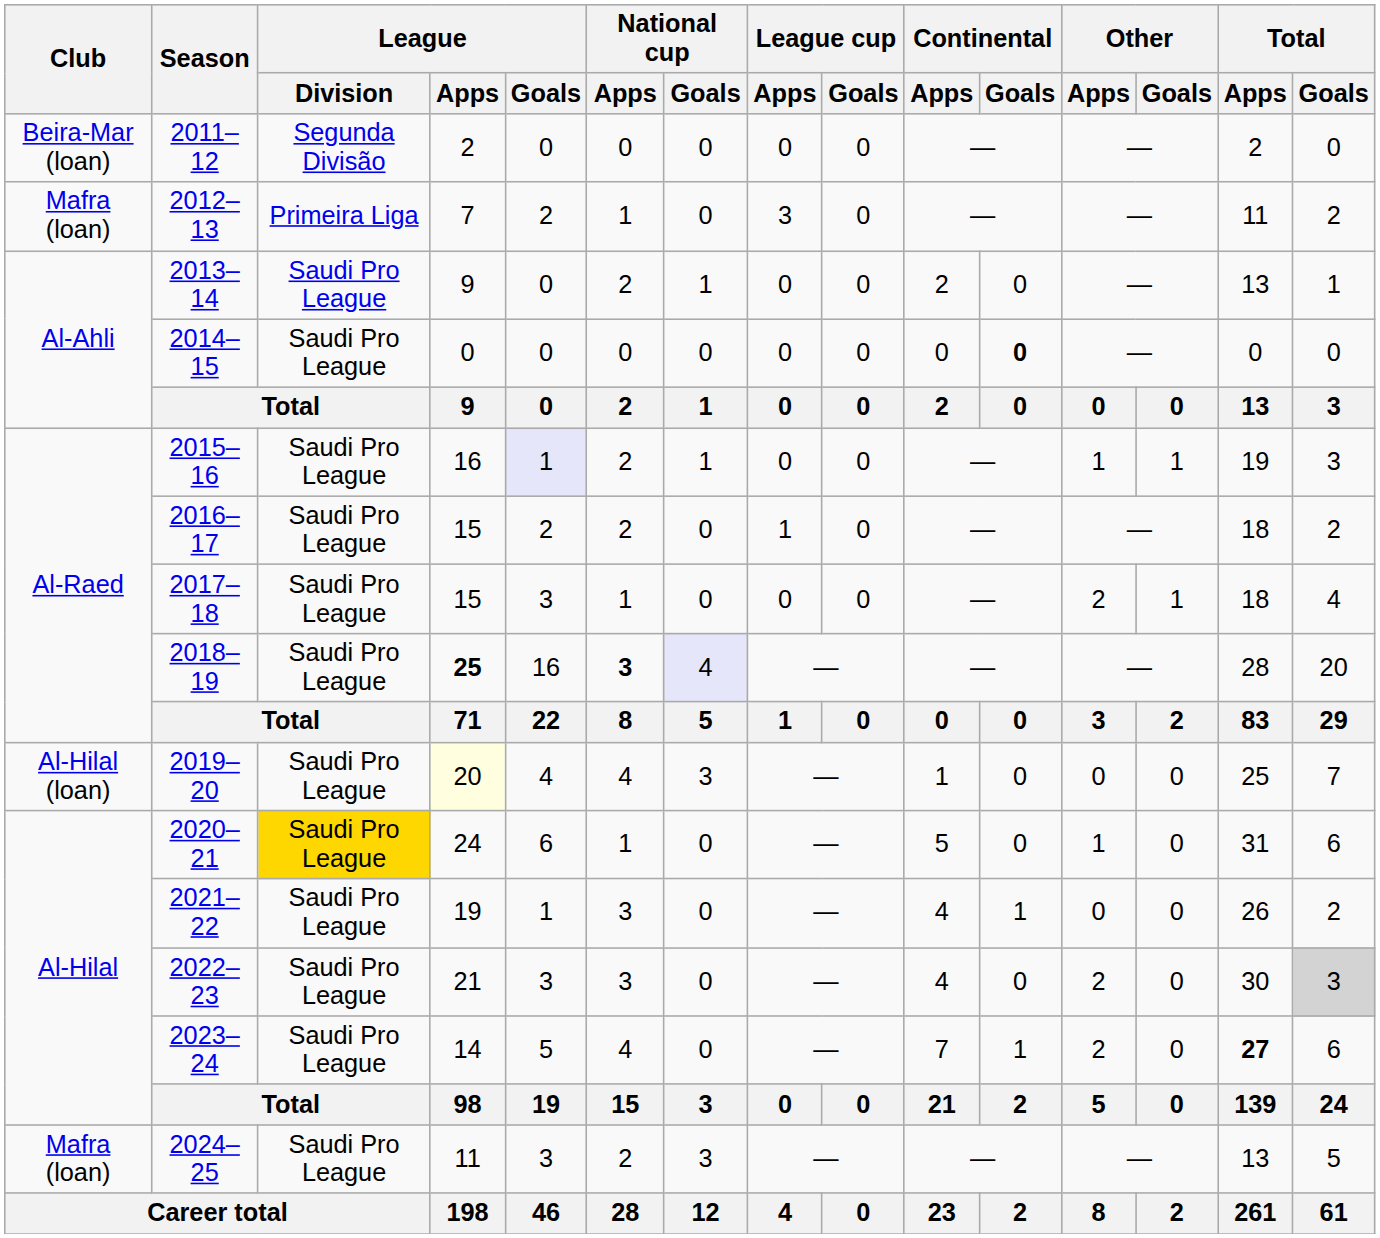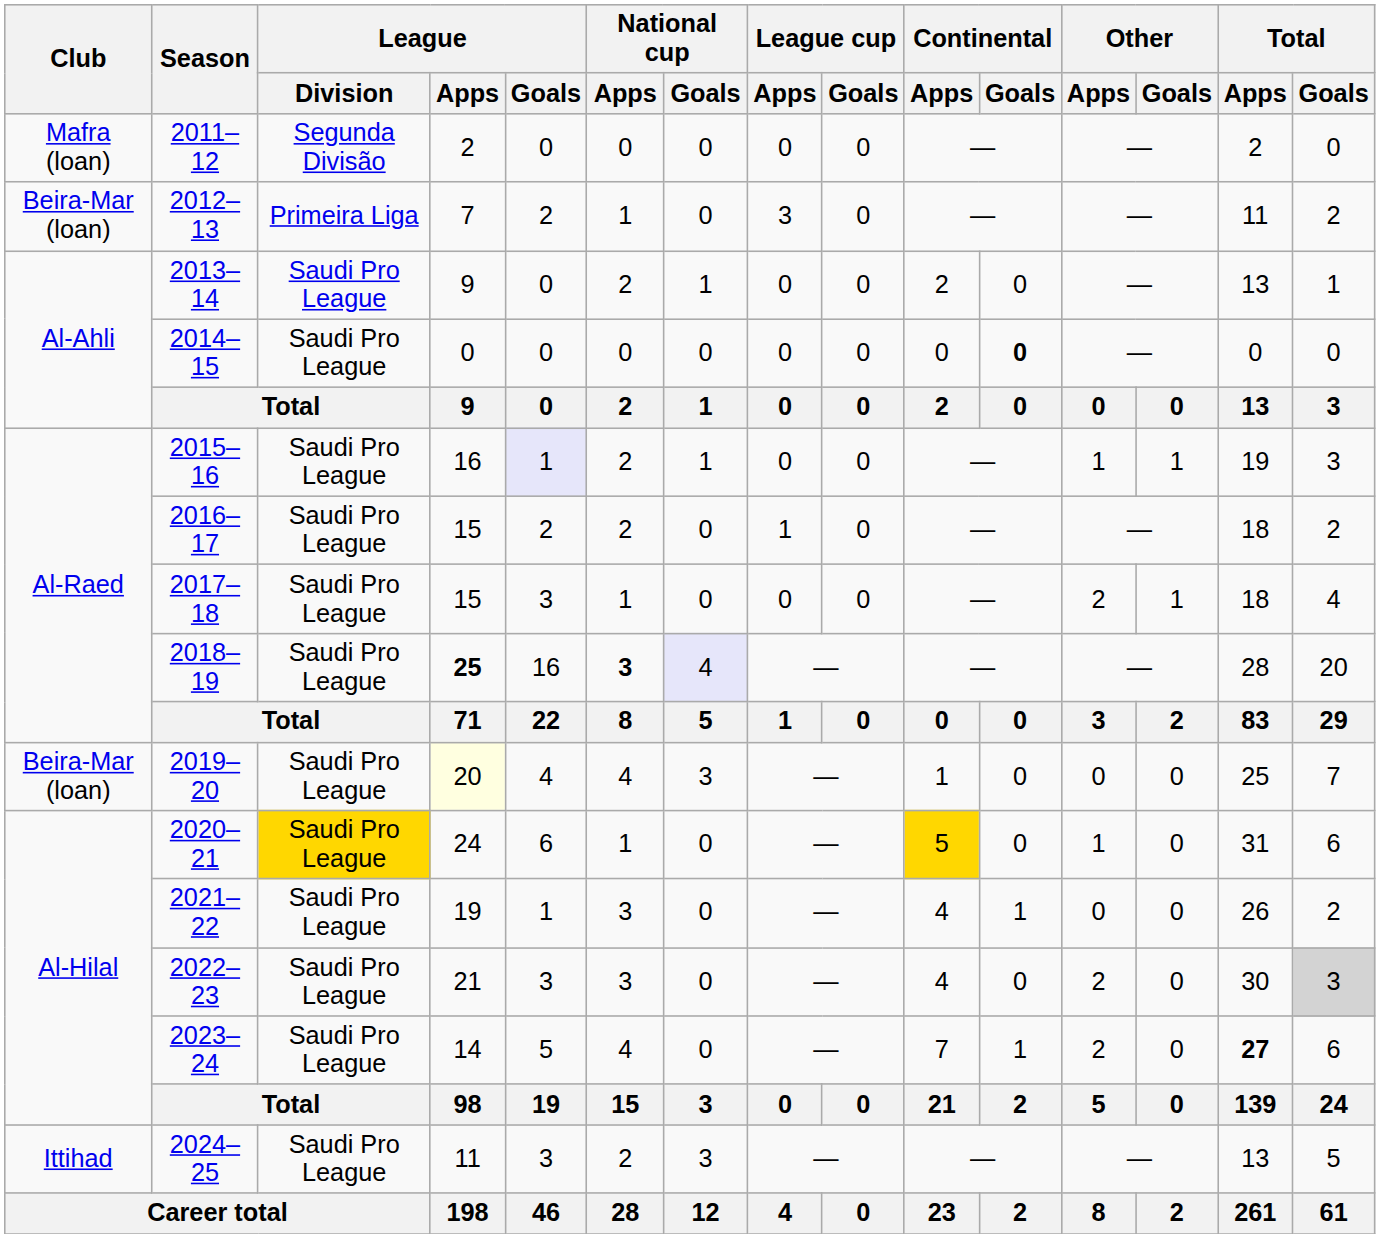(78, 147) Beira-Mar (loan) -> (78, 147) Mafra (loan)
(78, 215) Mafra (loan) -> (78, 215) Beira-Mar (loan)
(78, 775) Al-Hilal (loan) -> (78, 775) Beira-Mar (loan)
(942, 844) no background -> (942, 844) gold background
(78, 1158) Mafra (loan) -> (78, 1158) Ittihad
